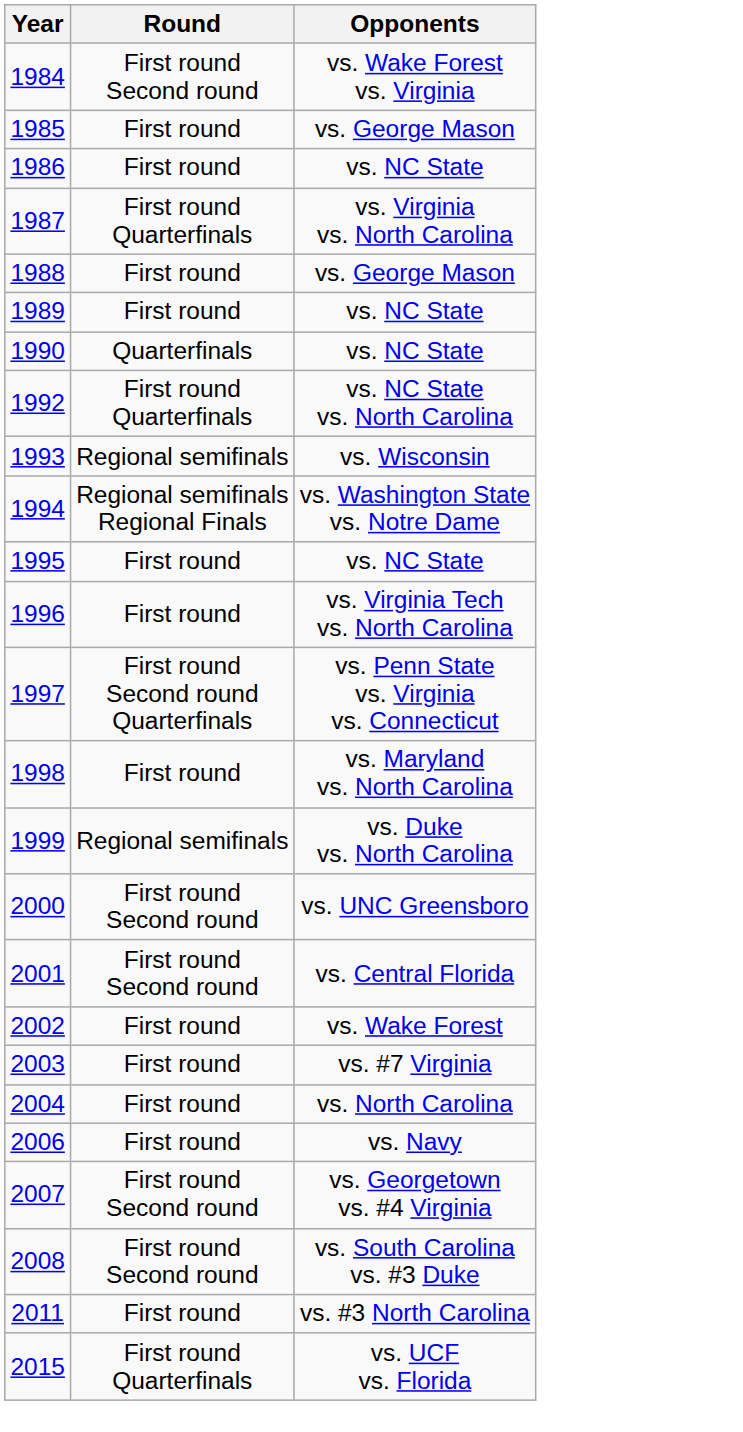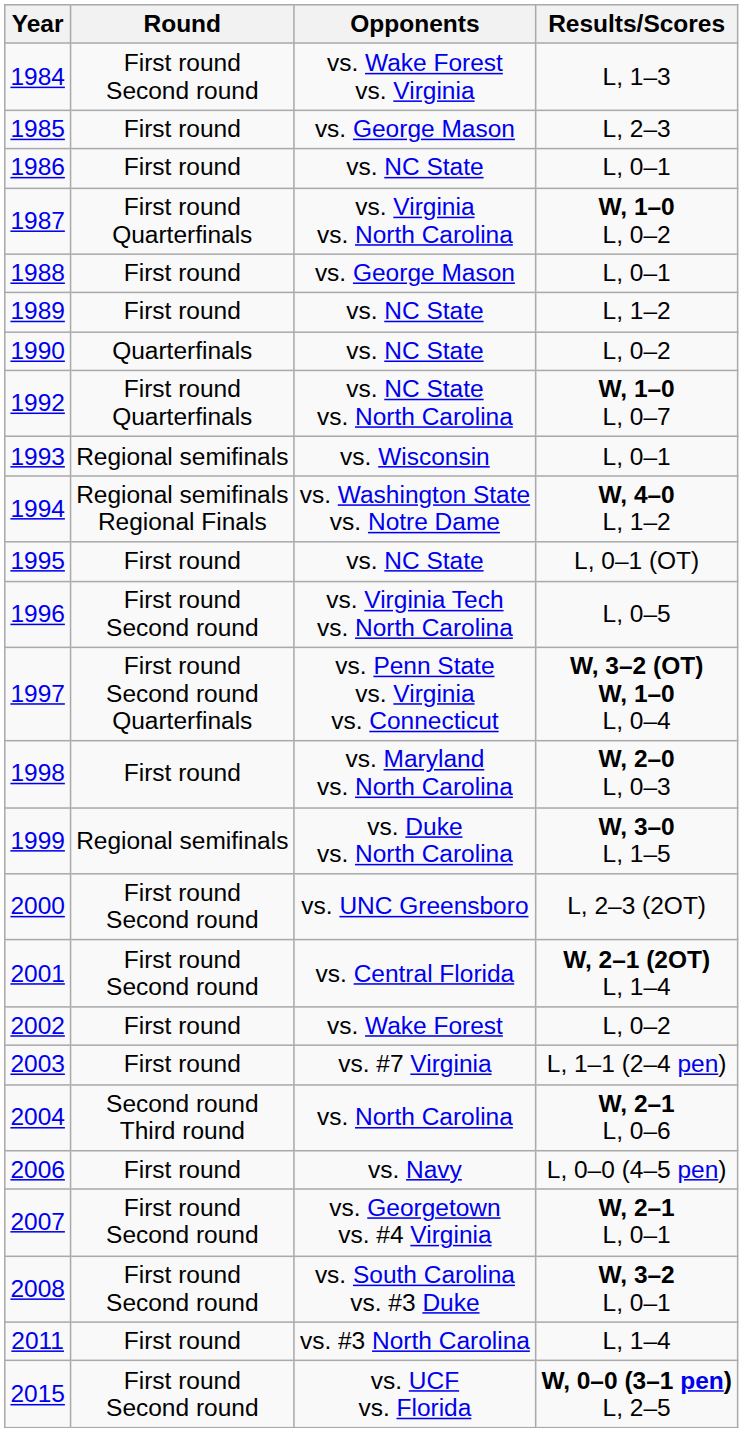+ column: (637, 23)
(182, 613) First round -> (182, 613) First round Second round
(182, 1103) First round -> (182, 1117) Second round Third round
(182, 1366) First round Quarterfinals -> (182, 1393) First round Second round
